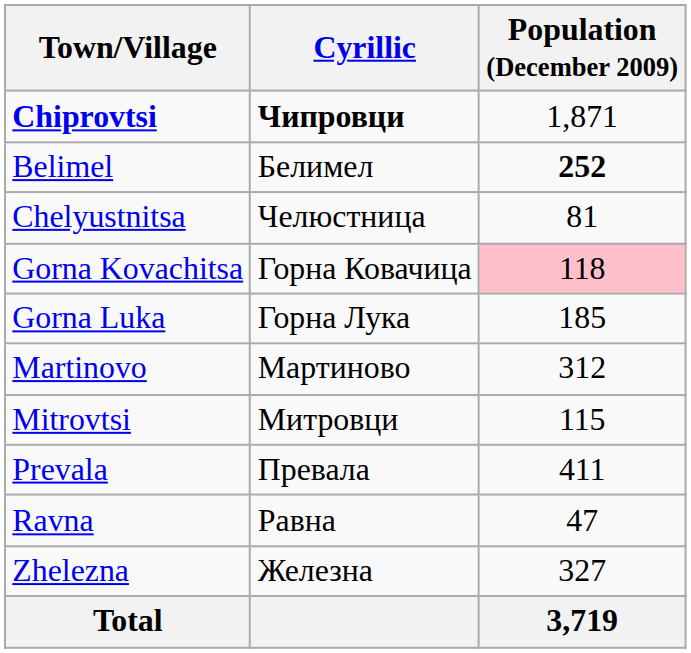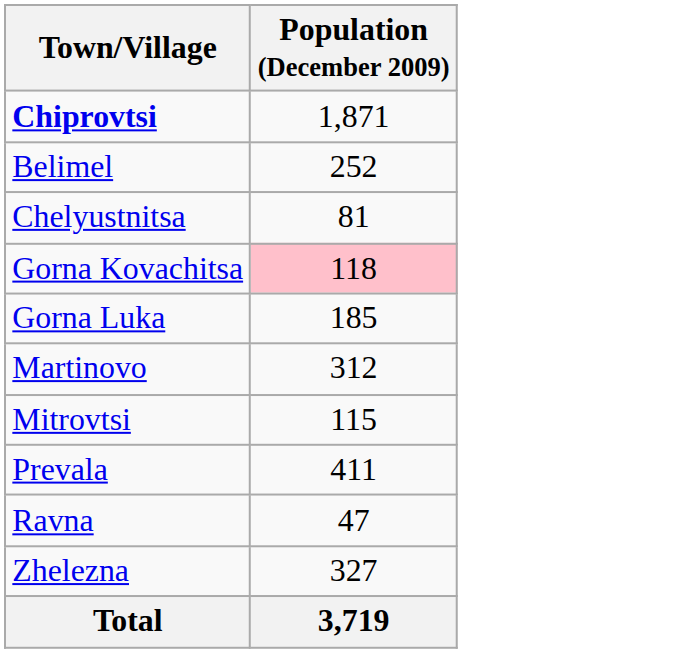- column: (365, 47)
(582, 166) bold -> (354, 166) normal
